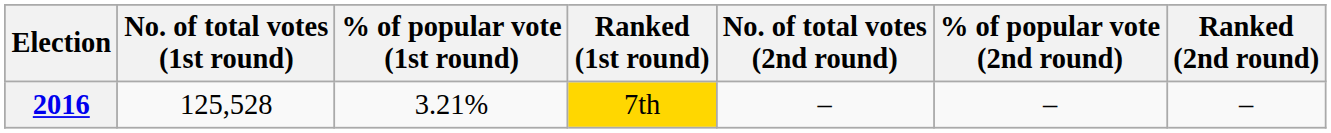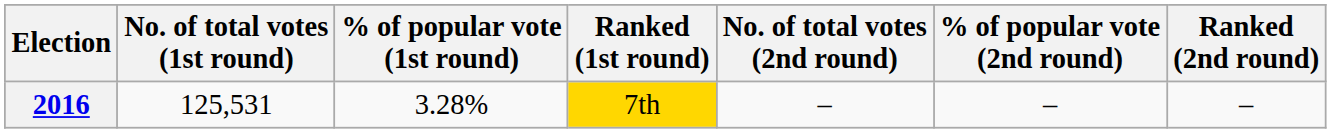(226, 104) 125,528 -> (226, 104) 125,531
(452, 104) 3.21% -> (452, 104) 3.28%
